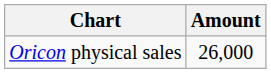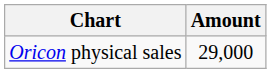(226, 52) 26,000 -> (226, 52) 29,000
